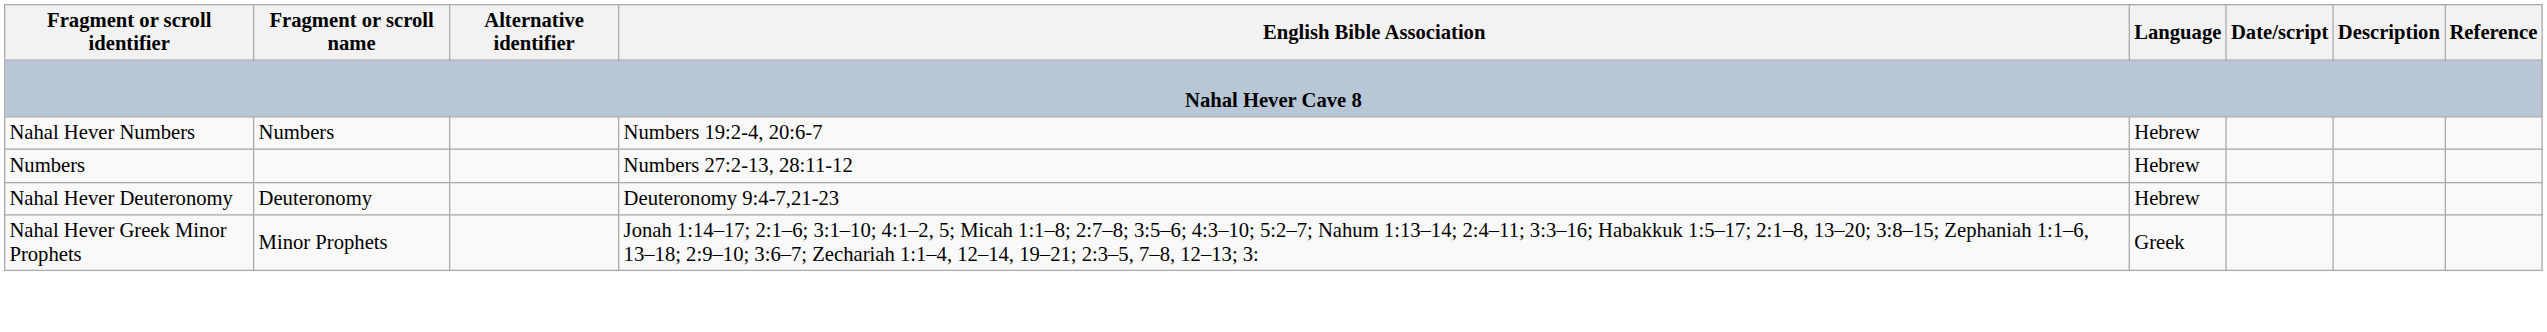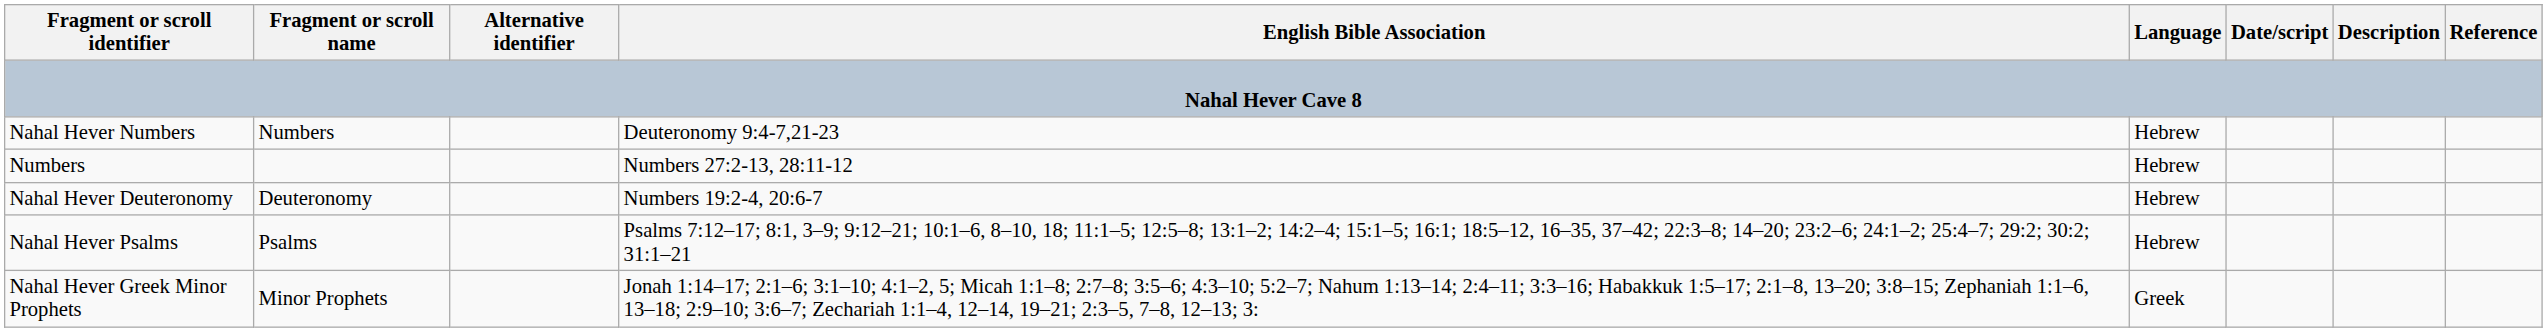(723, 132) Numbers 19:2-4, 20:6-7 -> (731, 132) Deuteronomy 9:4-7,21-23
(731, 198) Deuteronomy 9:4-7,21-23 -> (723, 198) Numbers 19:2-4, 20:6-7
+ row: (94, 242)
